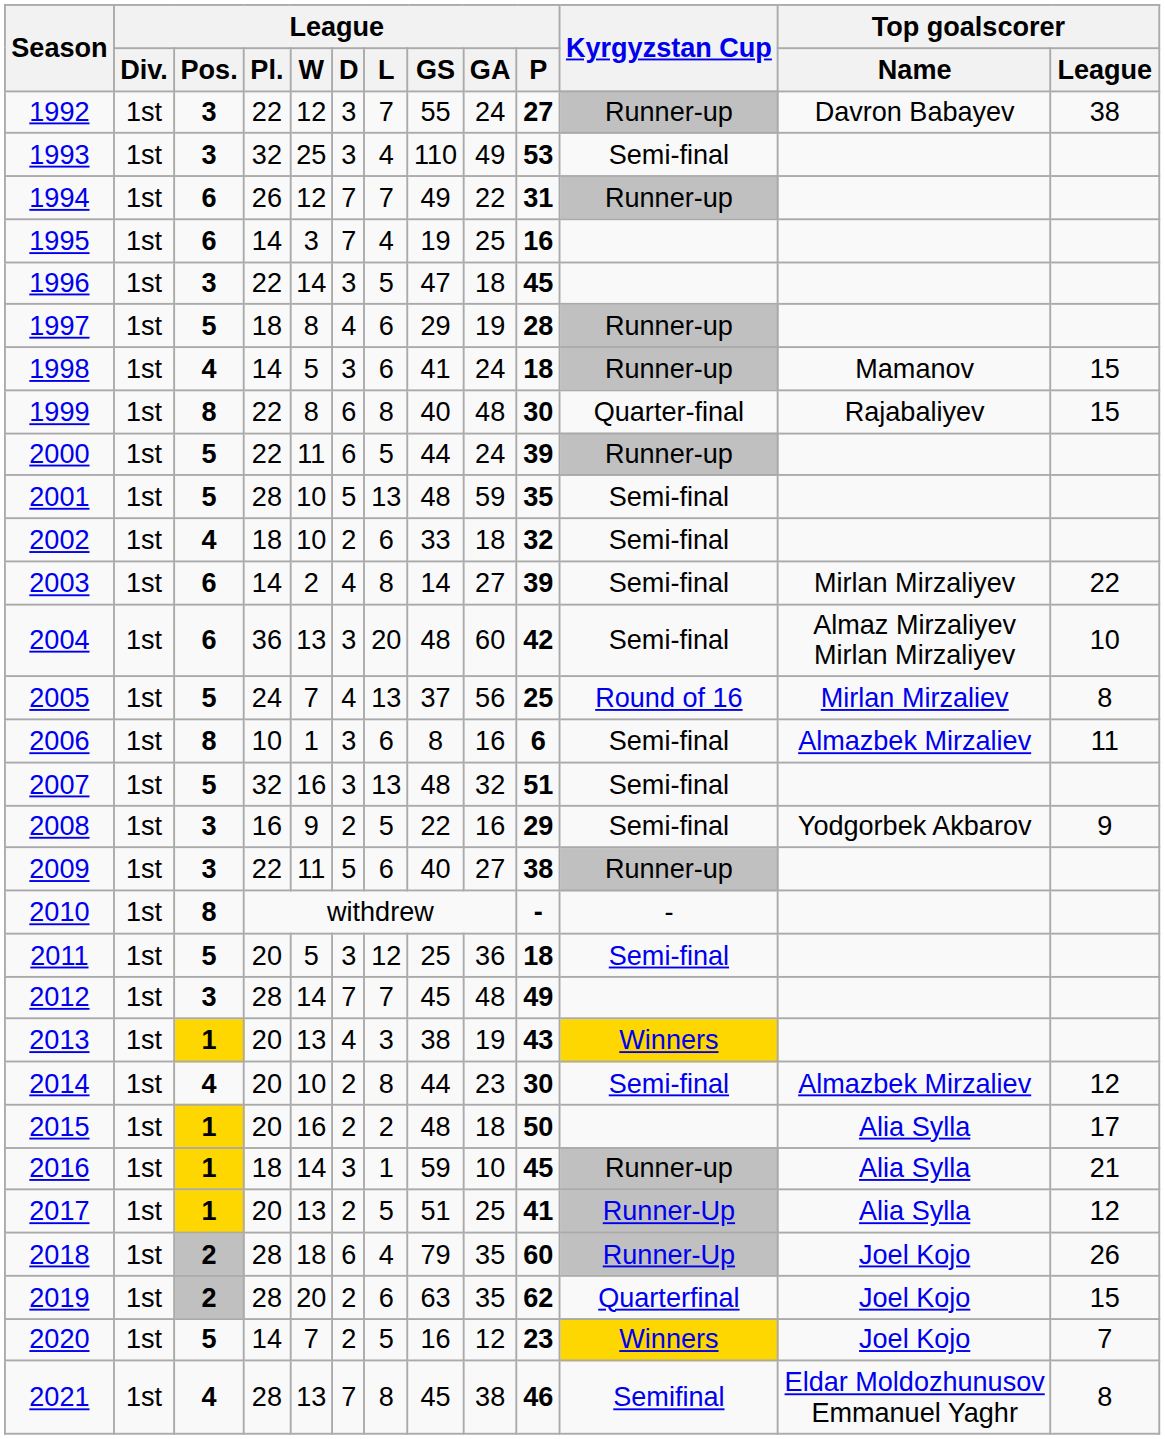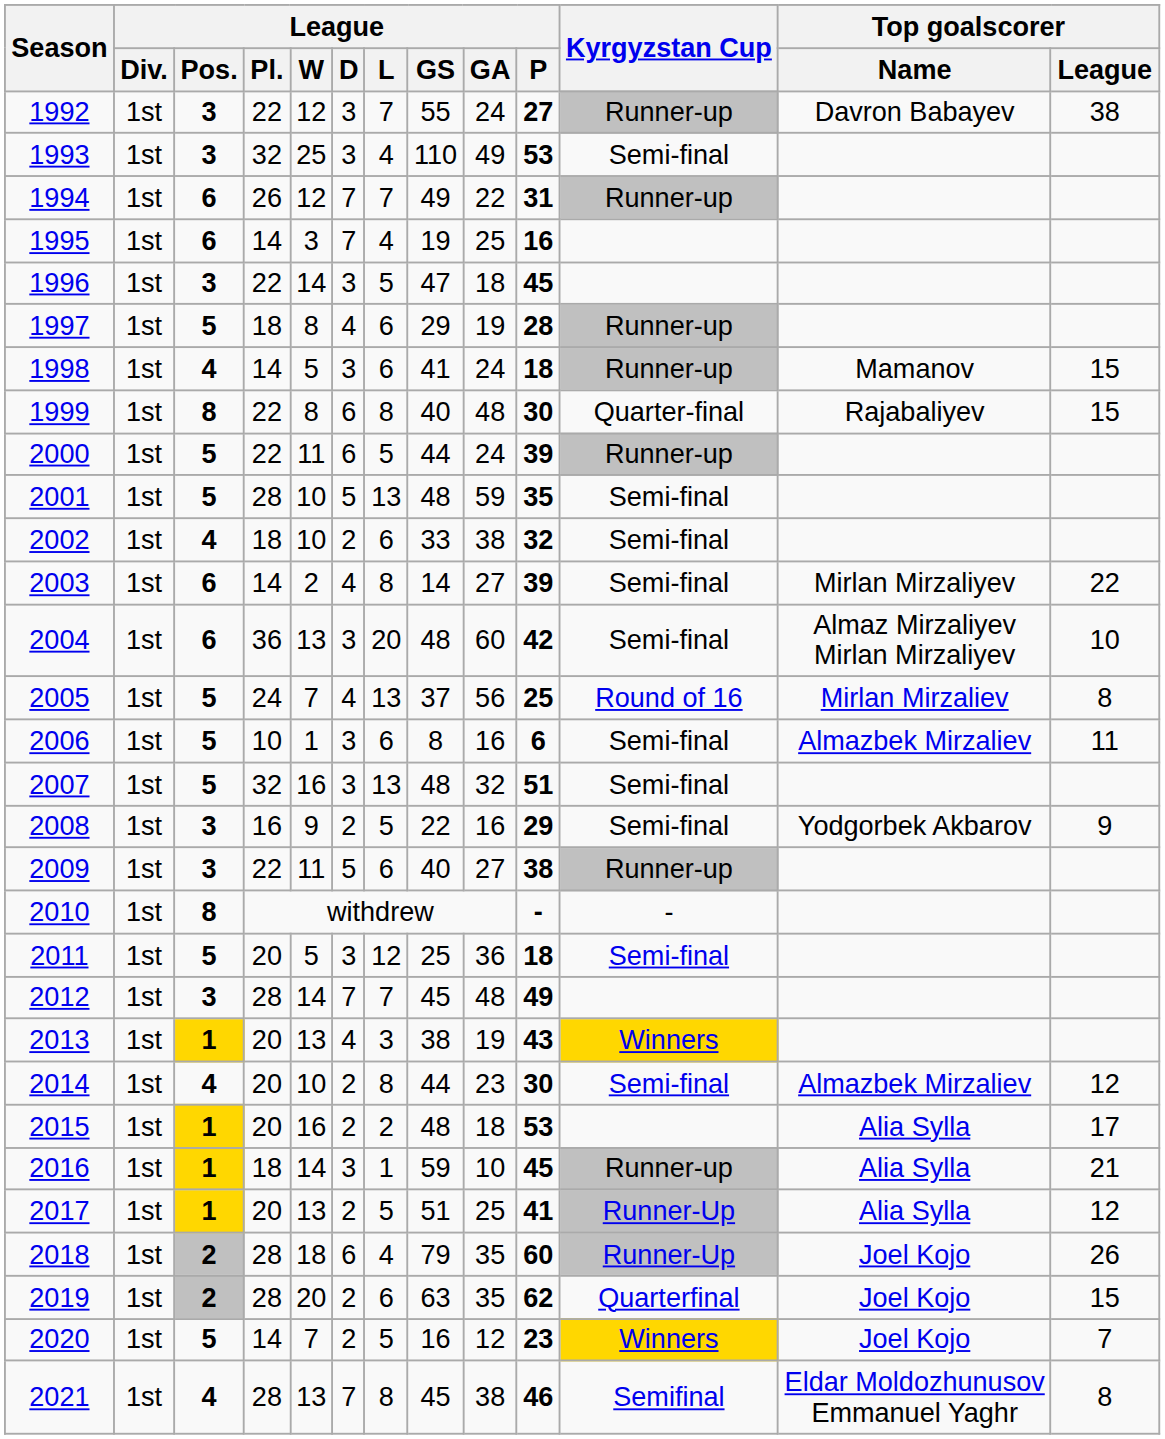(490, 540) 18 -> (490, 540) 38
(209, 741) 8 -> (209, 741) 5
(538, 1126) 50 -> (538, 1126) 53
